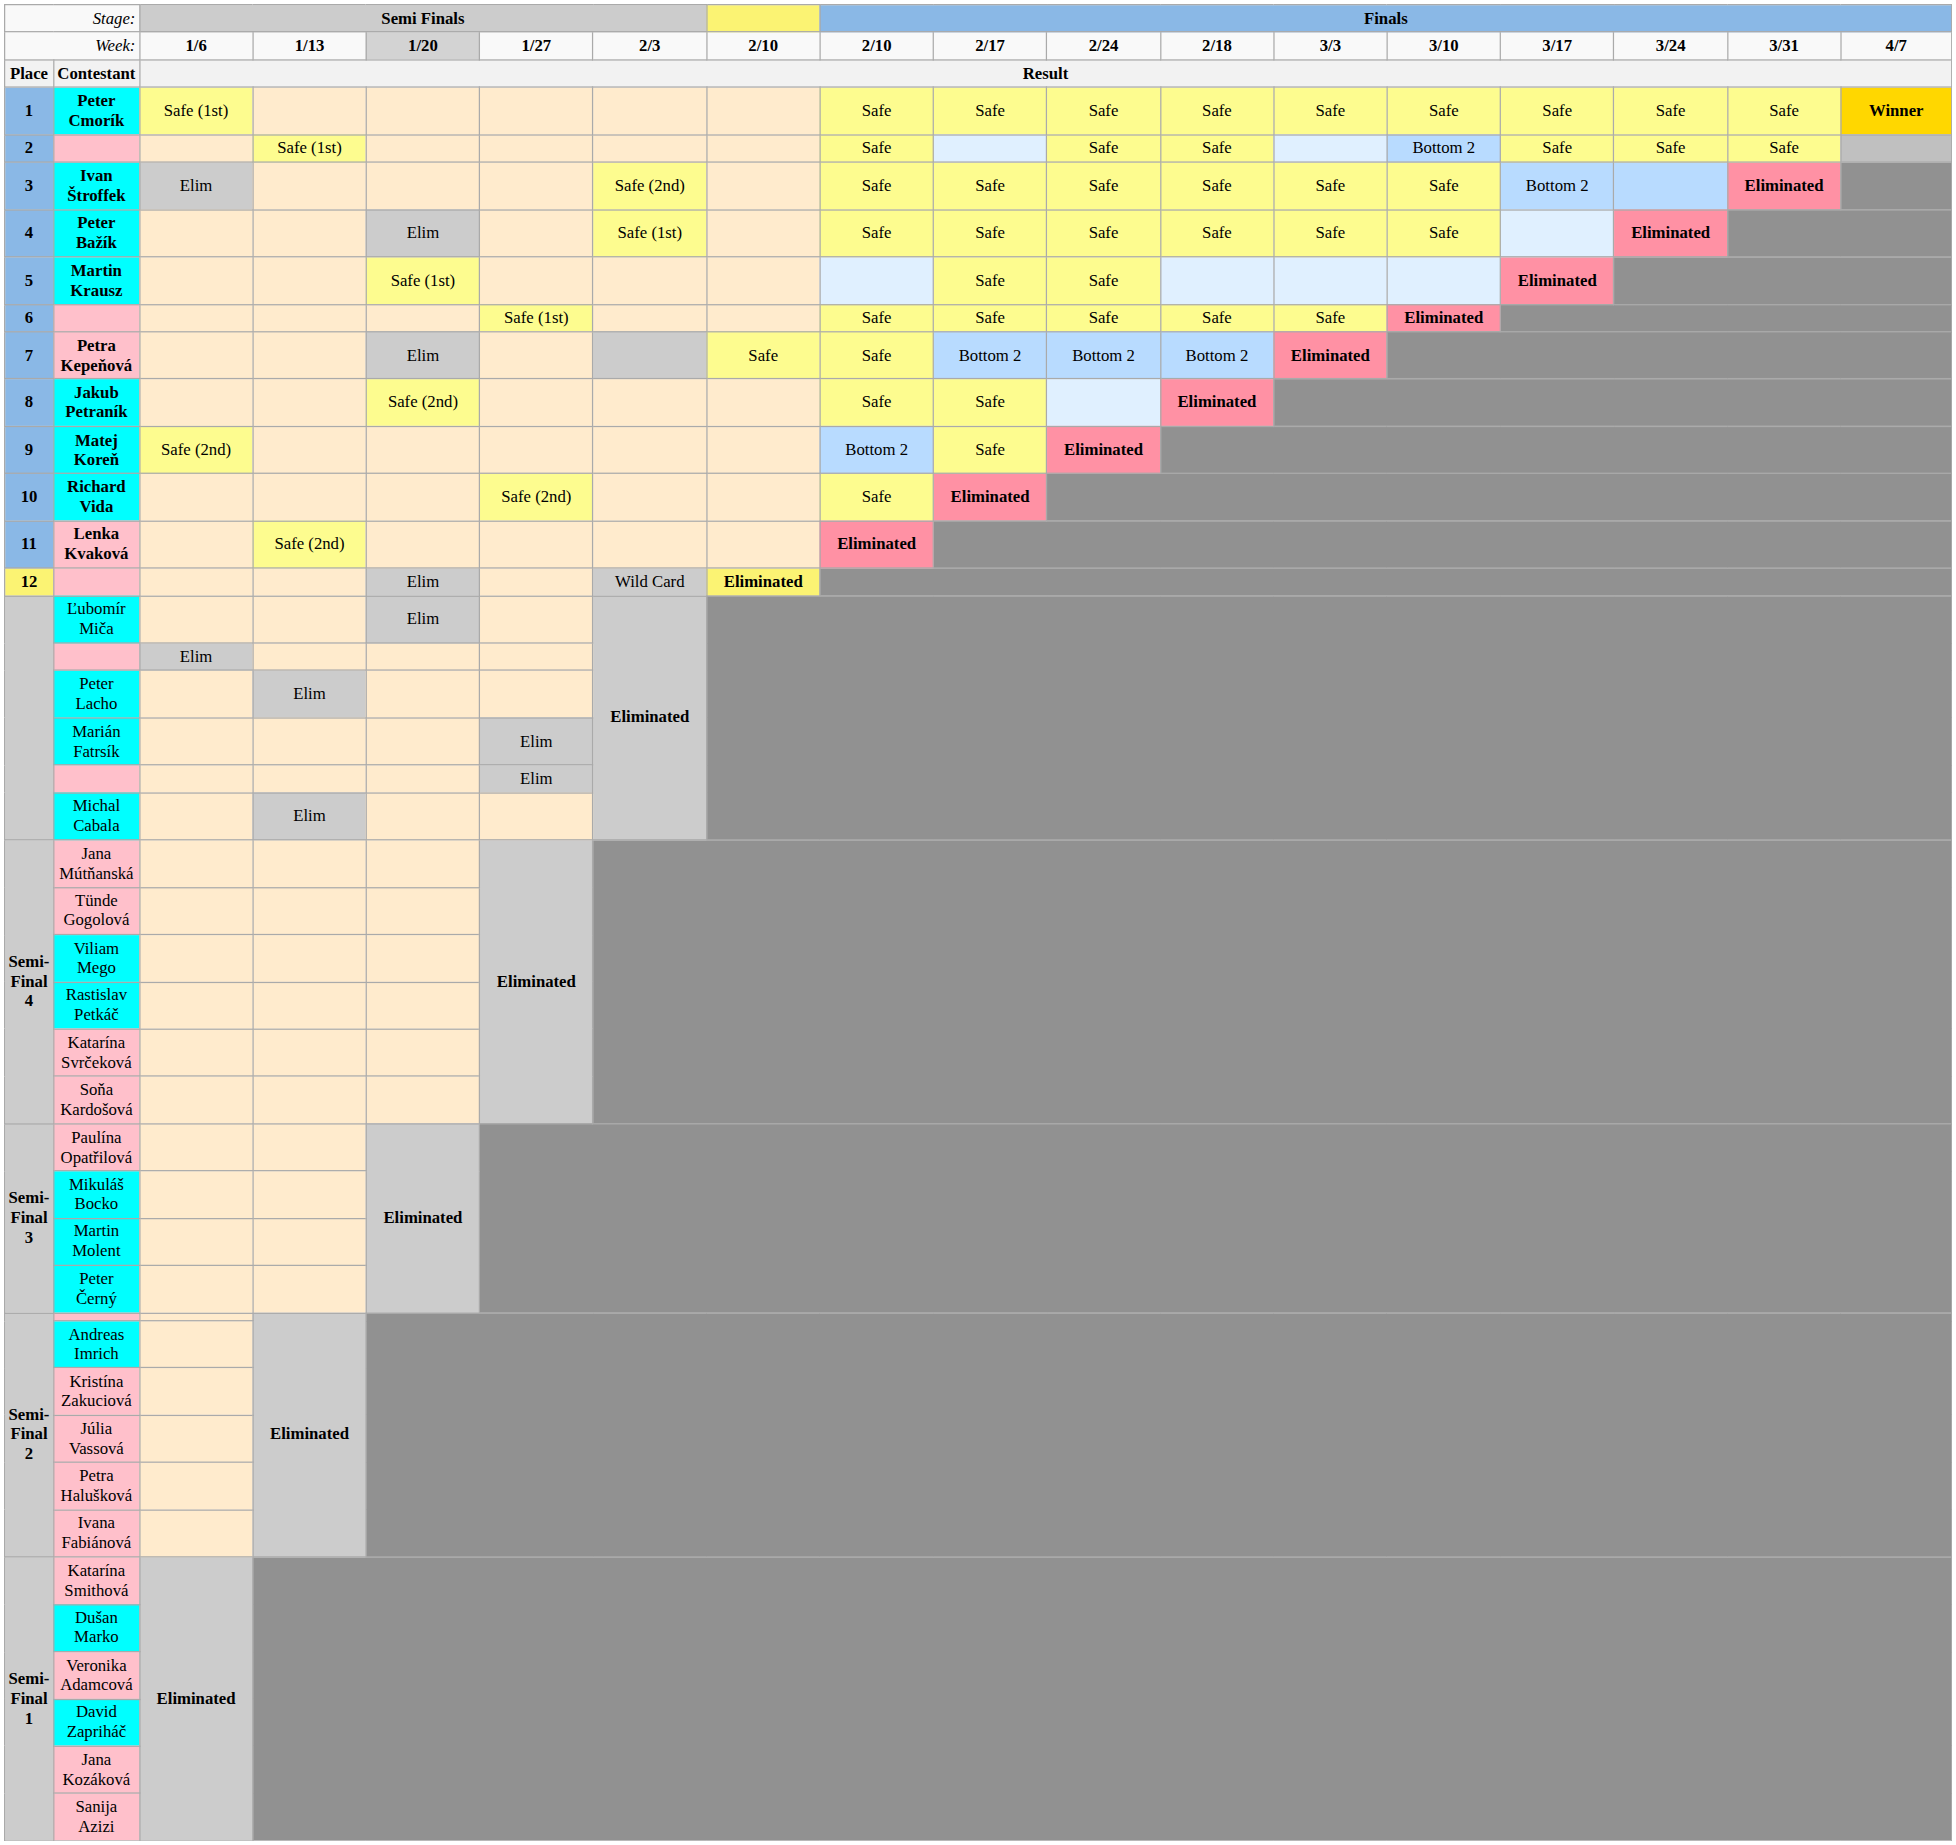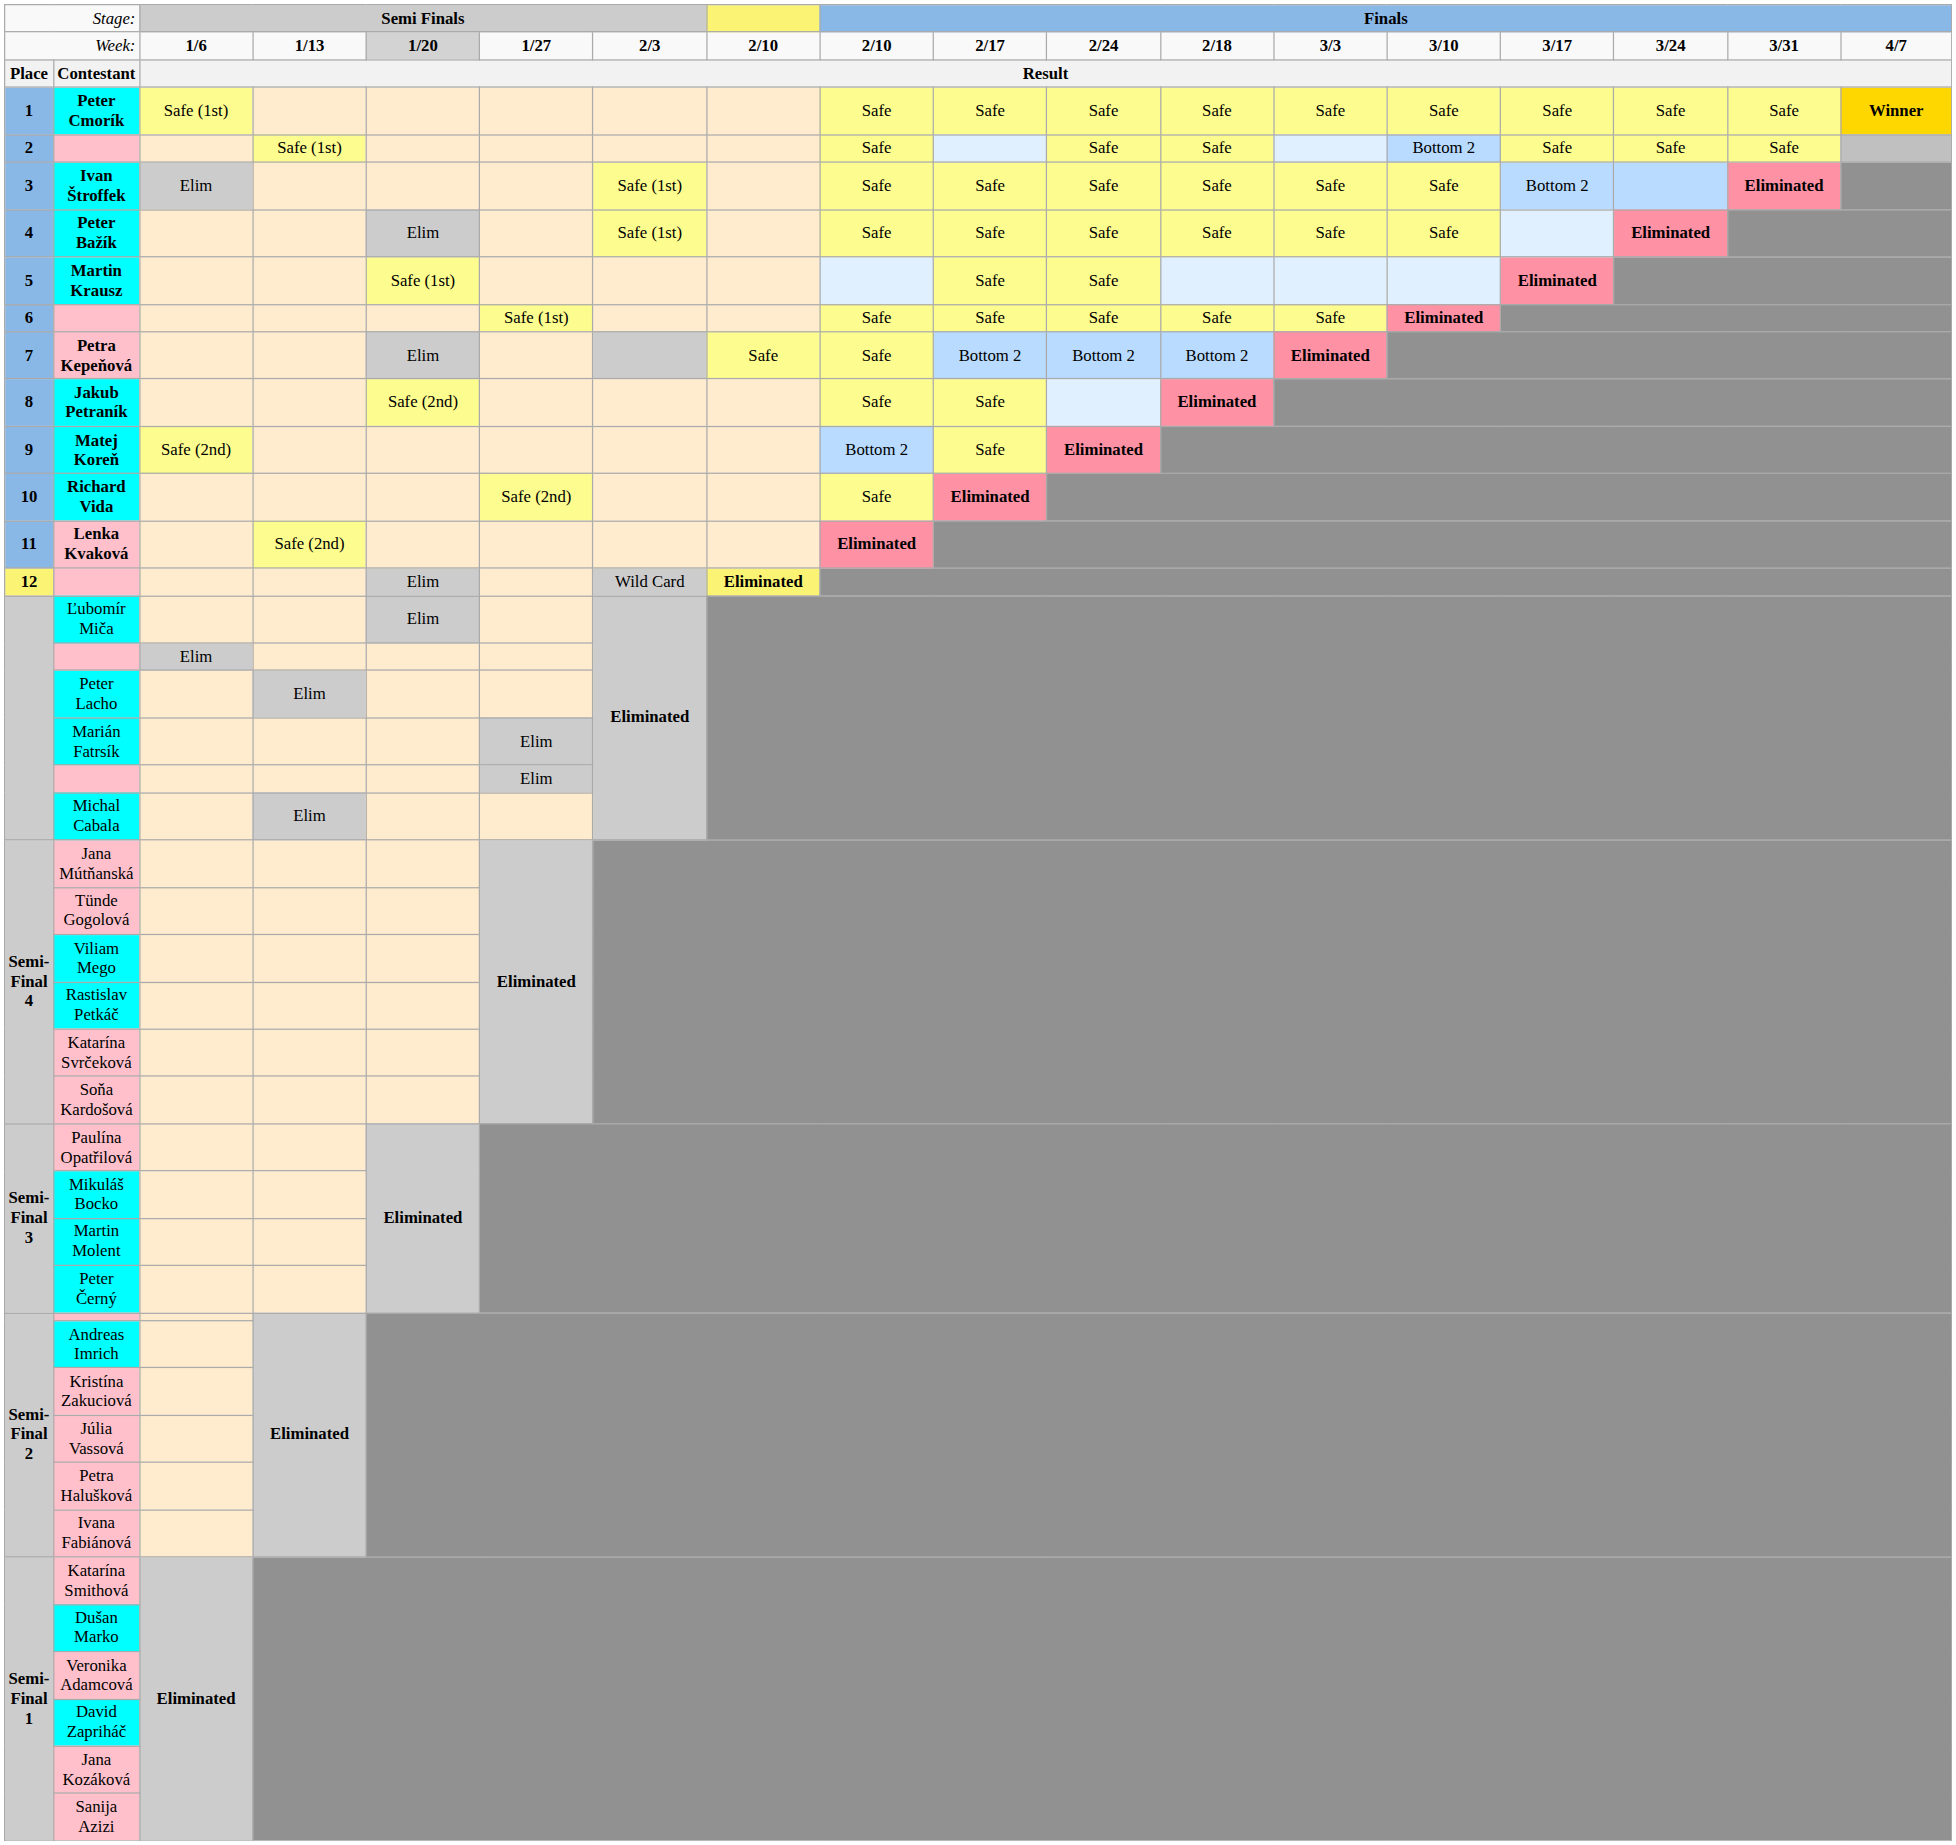(650, 185) Safe (2nd) -> (650, 185) Safe (1st)
